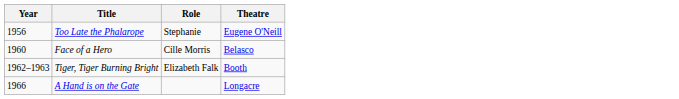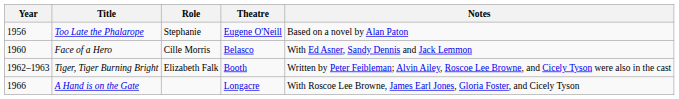+ column: (479, 14)
